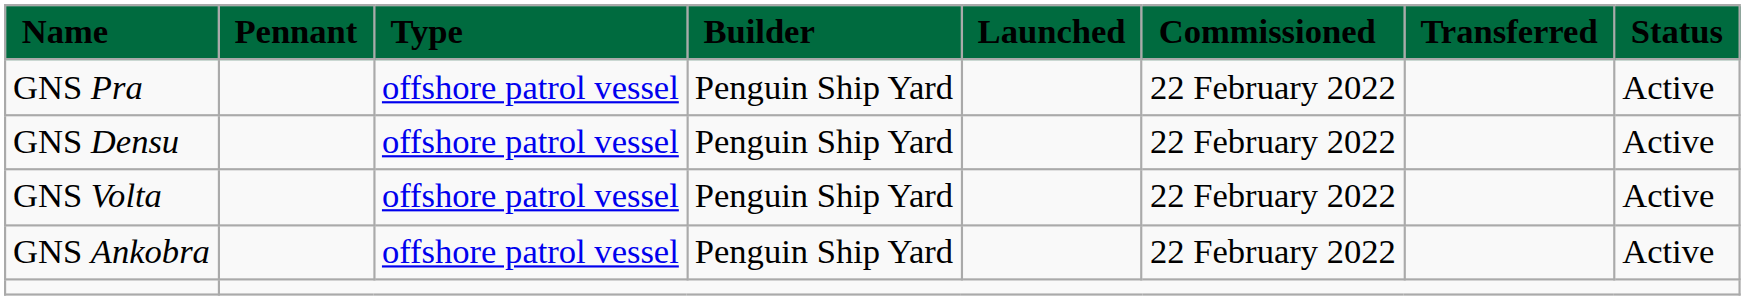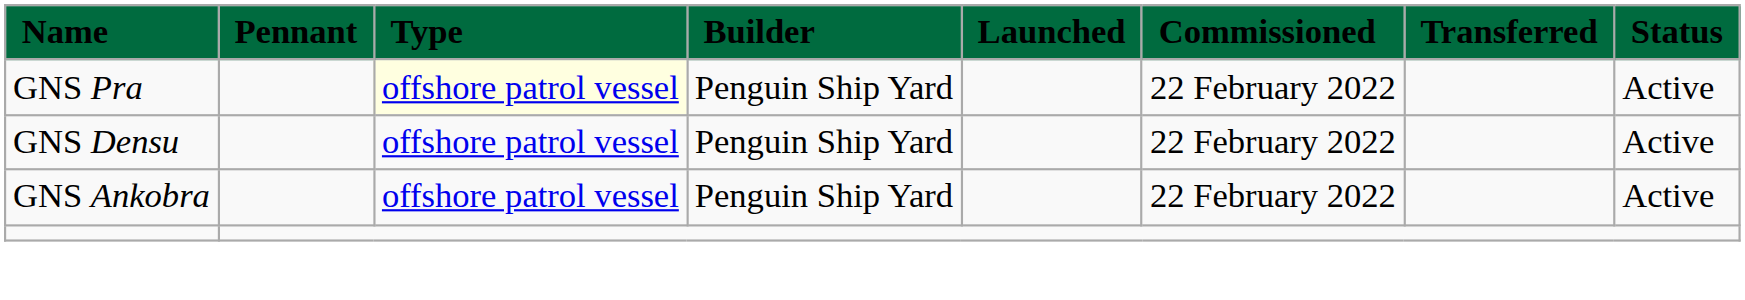(530, 86) no background -> (530, 86) lightyellow background
- row: (87, 196)
